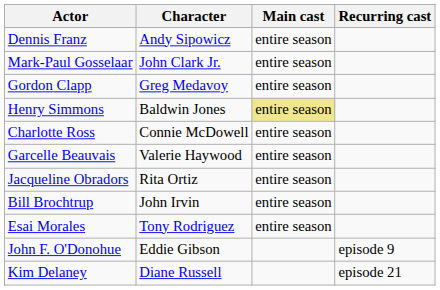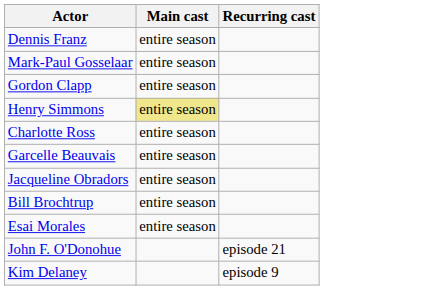- column: (194, 16)
(366, 249) episode 9 -> (254, 249) episode 21
(370, 272) episode 21 -> (251, 272) episode 9
